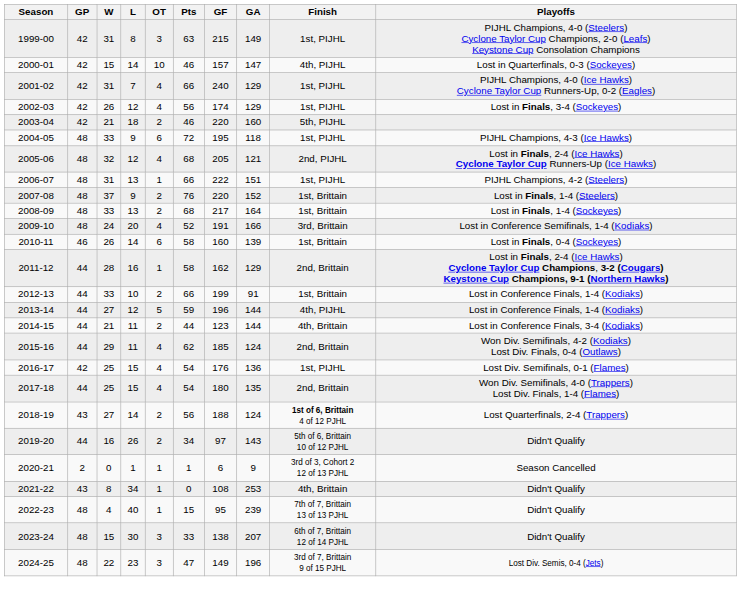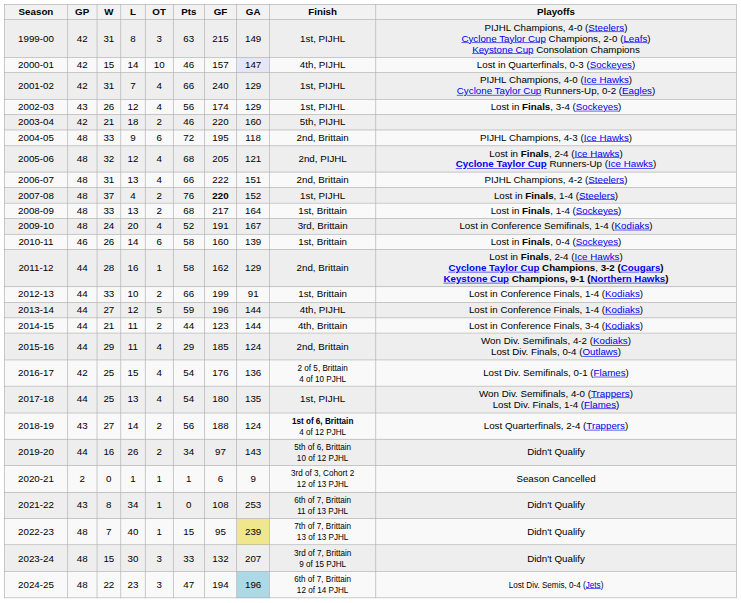(253, 65) no background -> (253, 65) lavender background
(82, 107) 42 -> (82, 107) 43
(323, 138) 1st, PIJHL -> (323, 138) 2nd, Brittain
(159, 179) 1 -> (159, 179) 4
(323, 179) 1st, PIJHL -> (323, 179) 2nd, Brittain
(133, 195) 9 -> (133, 195) 4
(221, 195) normal -> (221, 195) bold
(323, 195) 1st, Brittain -> (323, 195) 1st, PIJHL
(253, 226) 166 -> (253, 226) 167
(189, 346) 62 -> (189, 346) 29
(323, 367) 1st, PIJHL -> (323, 373) 2 of 5, Brittain 4 of 10 PJHL
(133, 388) 15 -> (133, 399) 13
(323, 388) 2nd, Brittain -> (323, 399) 1st, PIJHL
(323, 489) 4th, Brittain -> (323, 506) 6th of 7, Brittain 11 of 13 PJHL
(109, 509) 4 -> (109, 531) 7
(253, 509) no background -> (253, 531) khaki background
(221, 536) 138 -> (221, 558) 132
(323, 537) 6th of 7, Brittain 12 of 14 PJHL -> (323, 559) 3rd of 7, Brittain 9 of 15 PJHL
(221, 562) 149 -> (221, 584) 194
(253, 562) no background -> (253, 584) lightblue background
(323, 563) 3rd of 7, Brittain 9 of 15 PJHL -> (323, 585) 6th of 7, Brittain 12 of 14 PJHL
